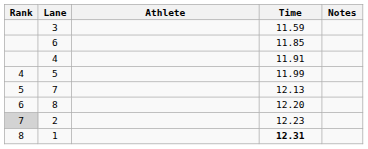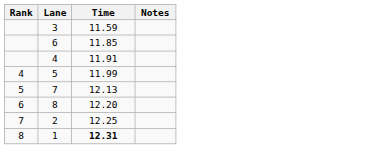- column: (165, 12)
(21, 120) lightgrey background -> (21, 120) no background
(290, 120) 12.23 -> (103, 120) 12.25
